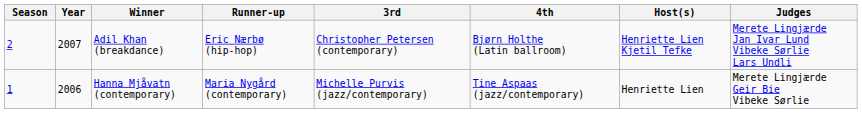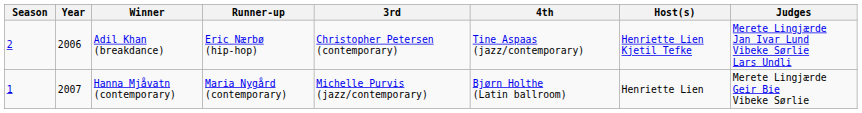(70, 45) 2007 -> (70, 45) 2006
(520, 45) Bjørn Holthe (Latin ballroom) -> (528, 45) Tine Aspaas (jazz/contemporary)
(70, 89) 2006 -> (70, 89) 2007
(528, 89) Tine Aspaas (jazz/contemporary) -> (520, 89) Bjørn Holthe (Latin ballroom)
